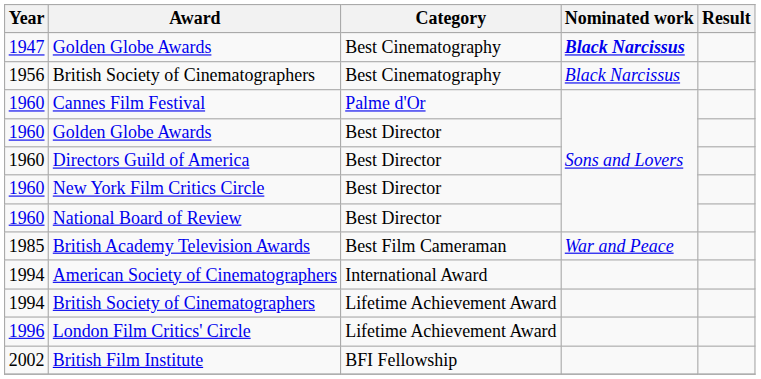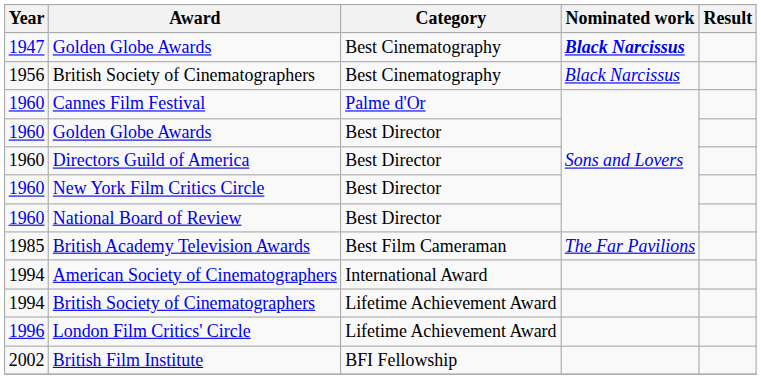(619, 246) War and Peace -> (630, 246) The Far Pavilions
